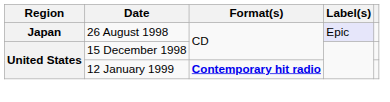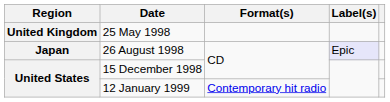+ row: (136, 32)
(256, 69) bold -> (267, 87) normal
